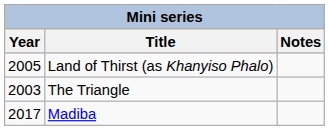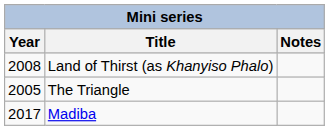(24, 65) 2005 -> (24, 65) 2008
(24, 89) 2003 -> (24, 89) 2005
